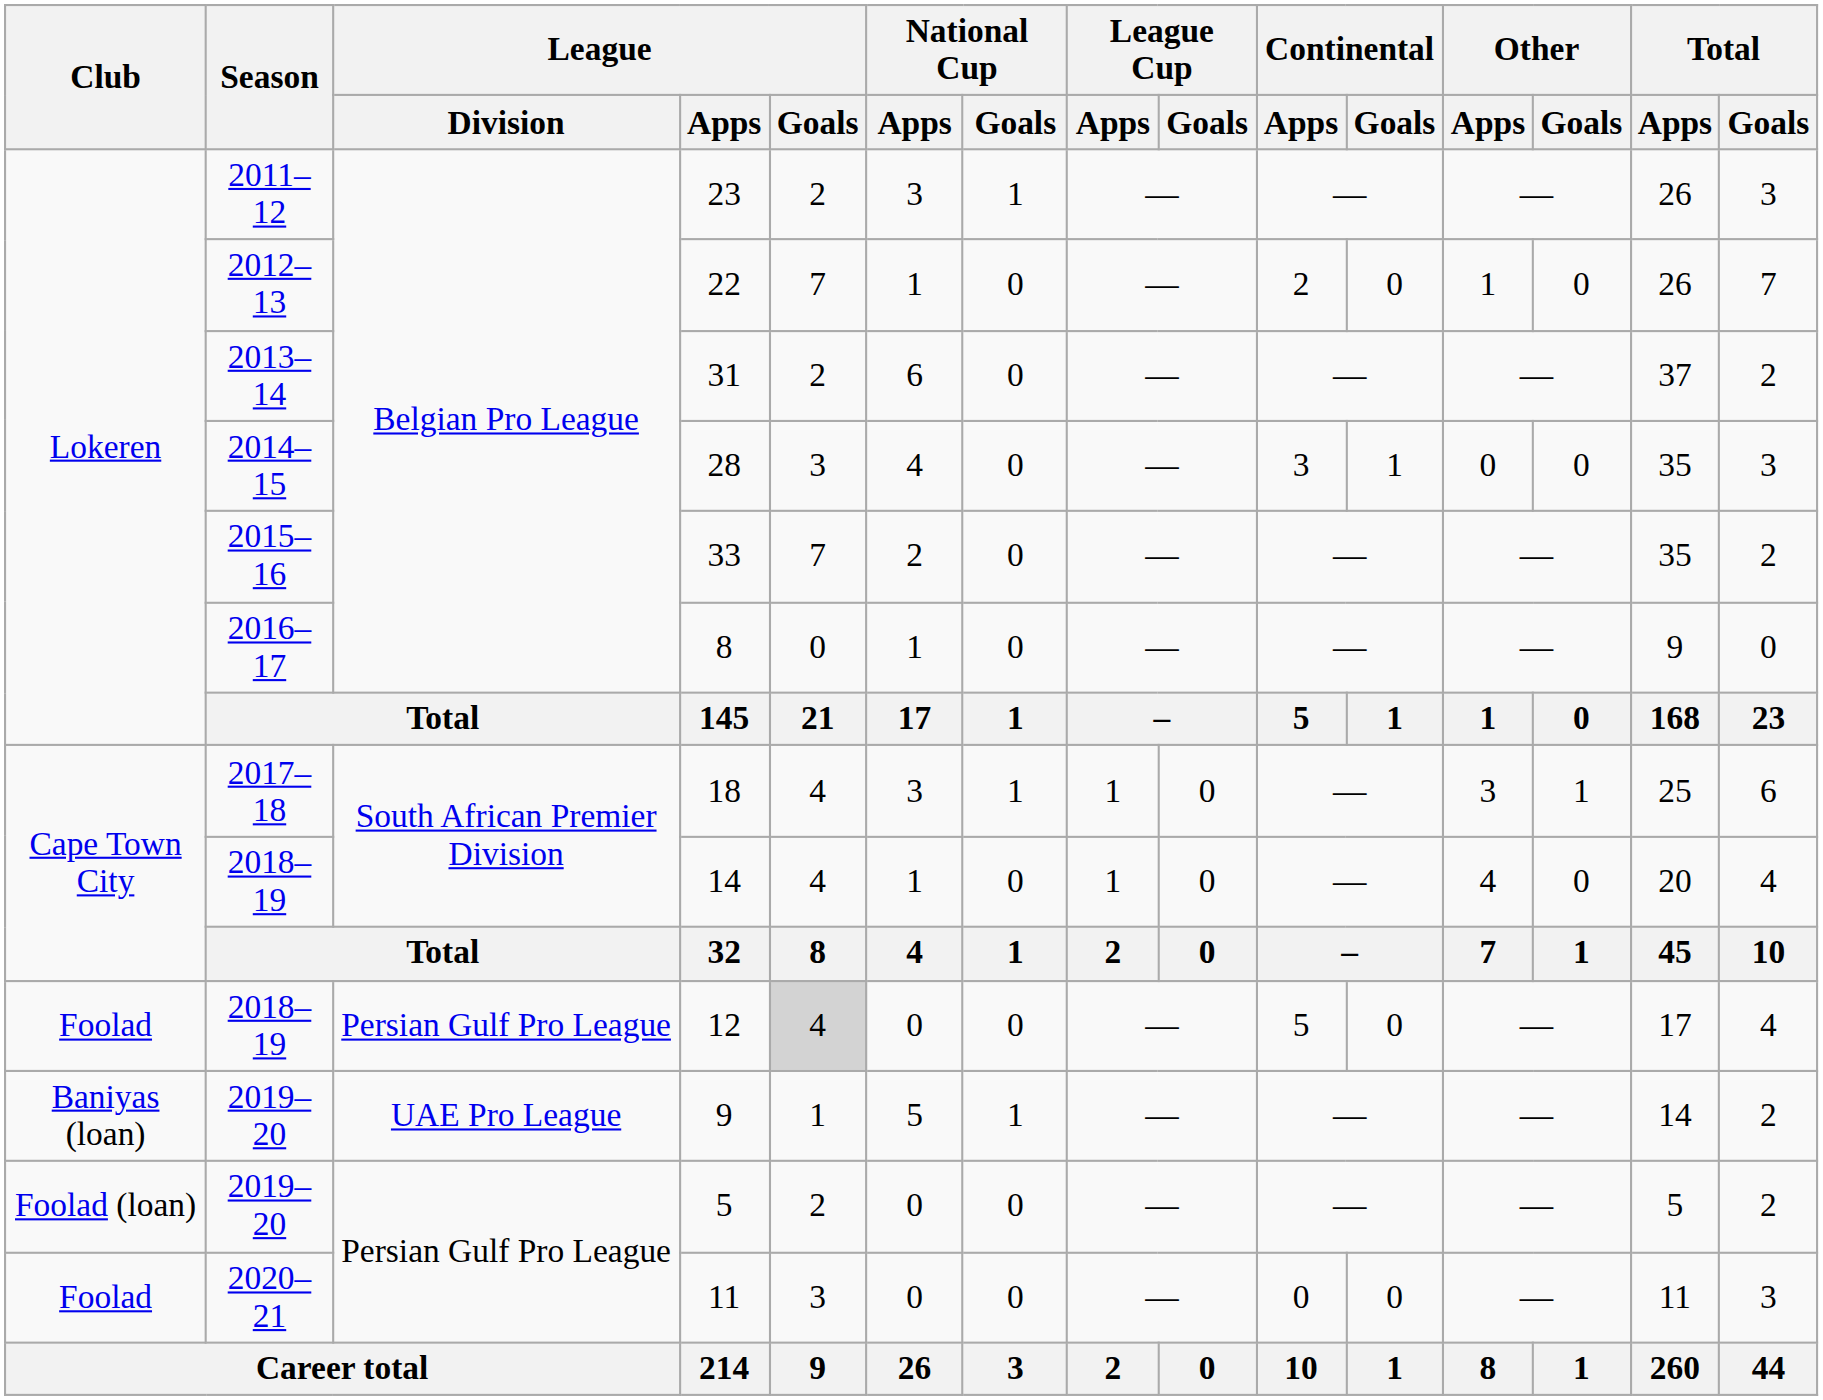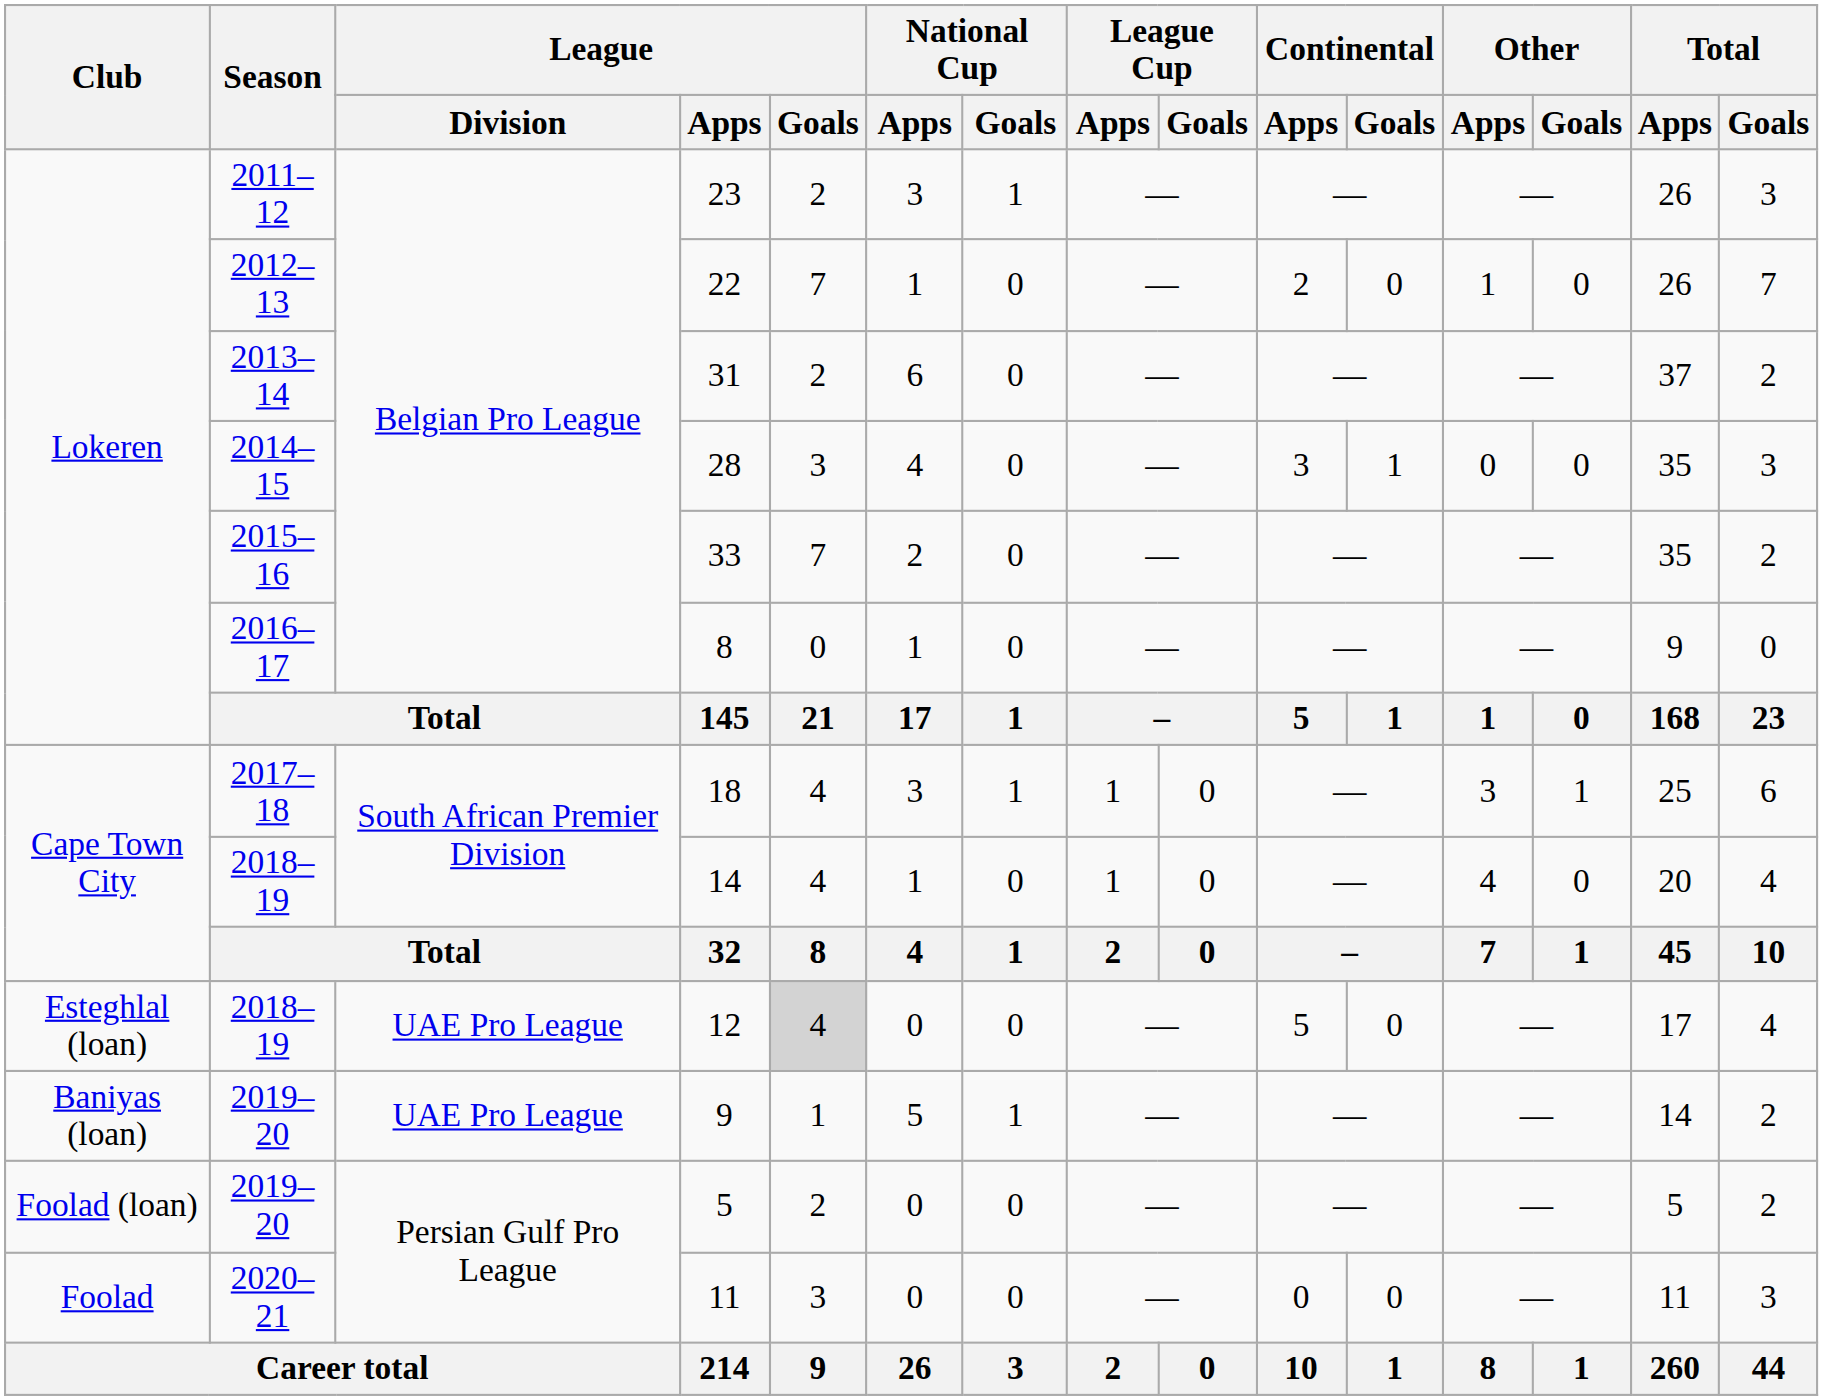(106, 1024) Foolad -> (107, 1024) Esteghlal (loan)
(506, 1024) Persian Gulf Pro League -> (508, 1024) UAE Pro League
